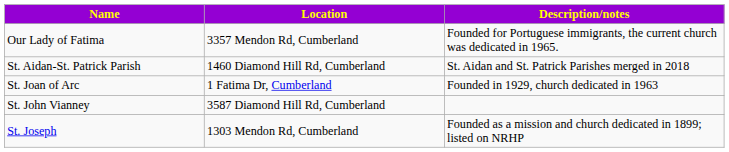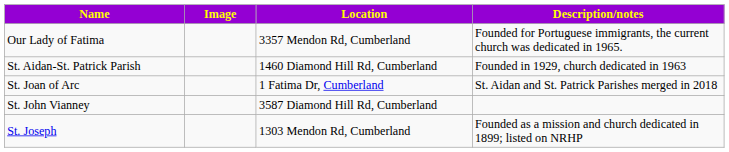+ column: (220, 14)
(568, 66) St. Aidan and St. Patrick Parishes merged in 2018 -> (581, 66) Founded in 1929, church dedicated in 1963
(553, 85) Founded in 1929, church dedicated in 1963 -> (596, 85) St. Aidan and St. Patrick Parishes merged in 2018
